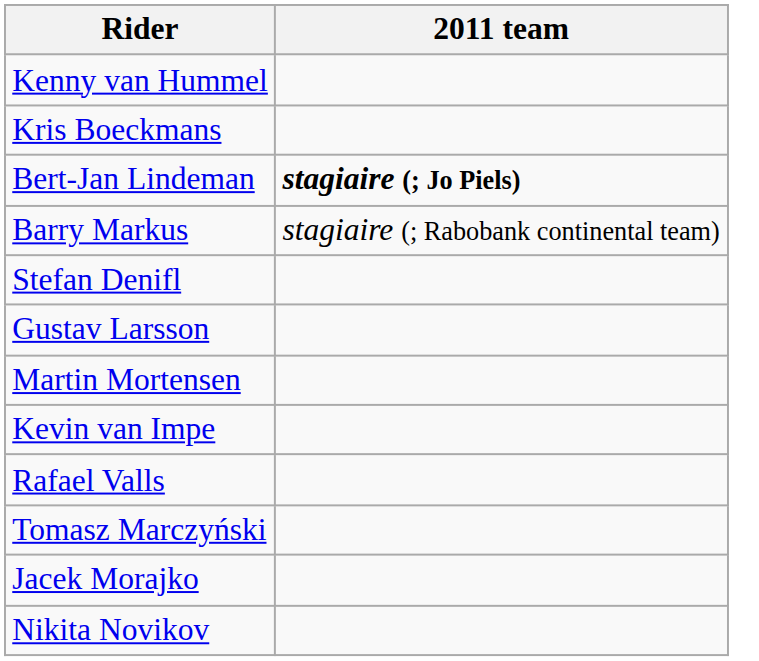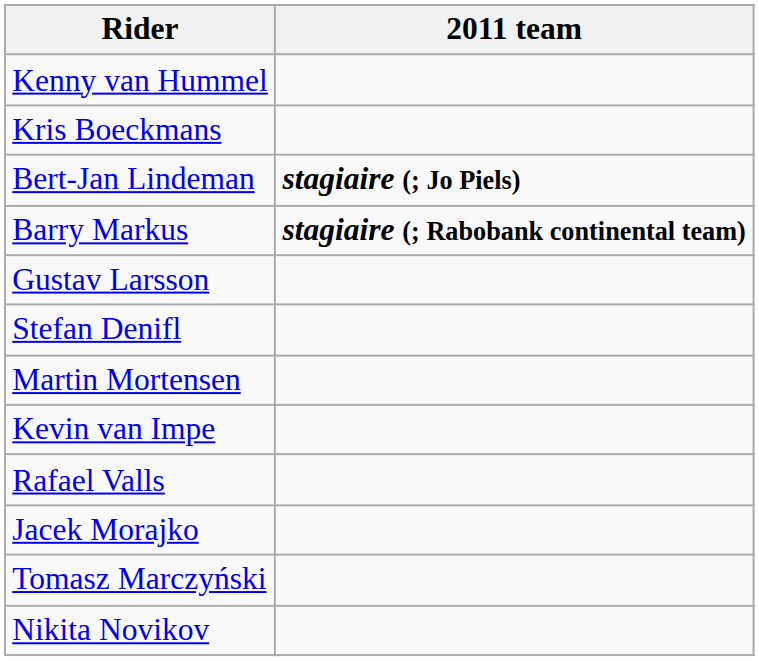(501, 229) normal -> (514, 229) bold
rows swapped: (111, 329) <-> (97, 279)
rows swapped: (139, 529) <-> (105, 579)
